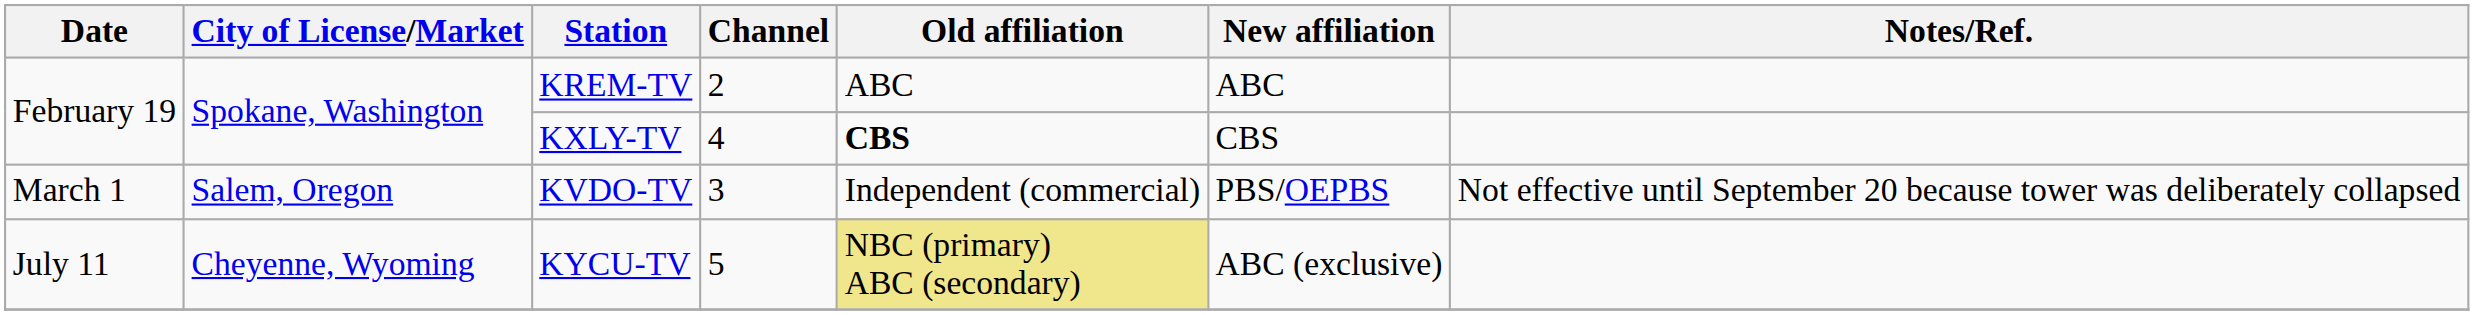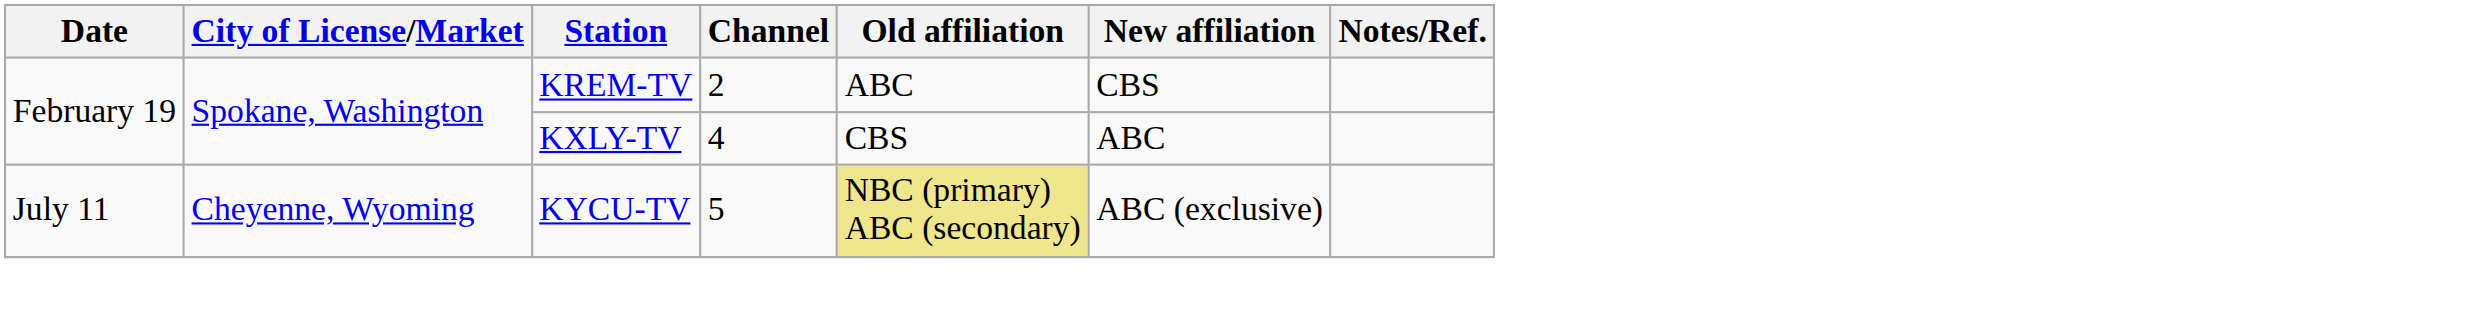(1250, 84) ABC -> (1128, 84) CBS
(877, 137) bold -> (876, 137) normal
(1247, 137) CBS -> (1131, 137) ABC
- row: (616, 191)
